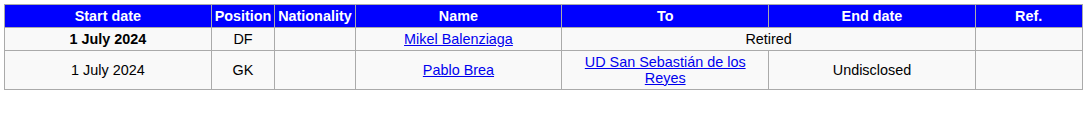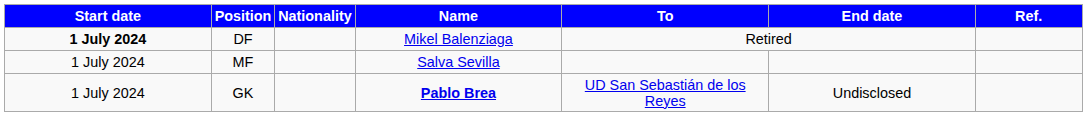+ row: (243, 62)
(458, 70) normal -> (458, 93) bold
